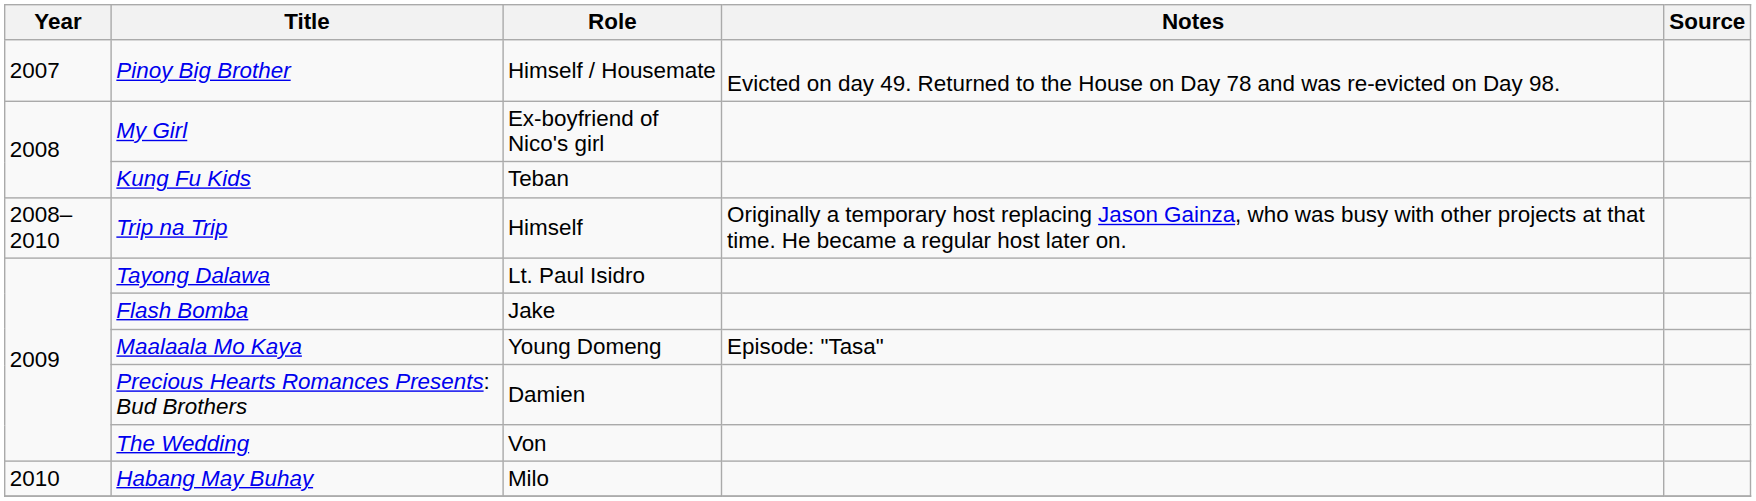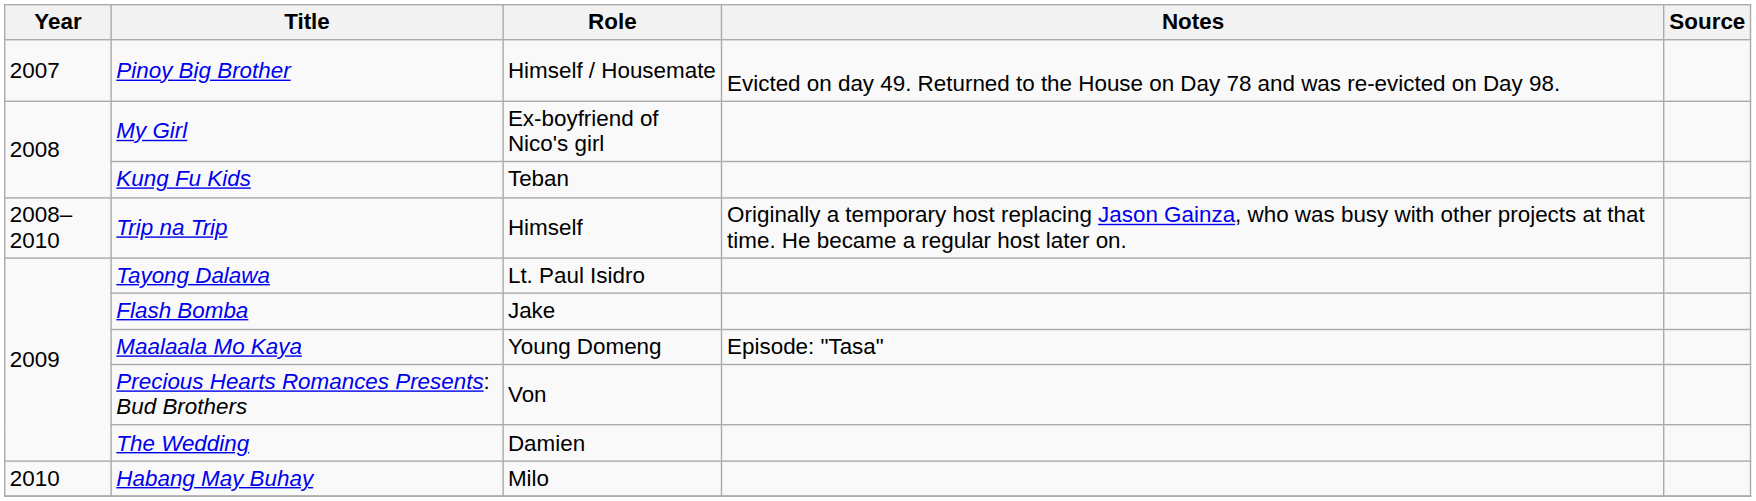(547, 394) Damien -> (527, 394) Von
(527, 442) Von -> (547, 442) Damien
